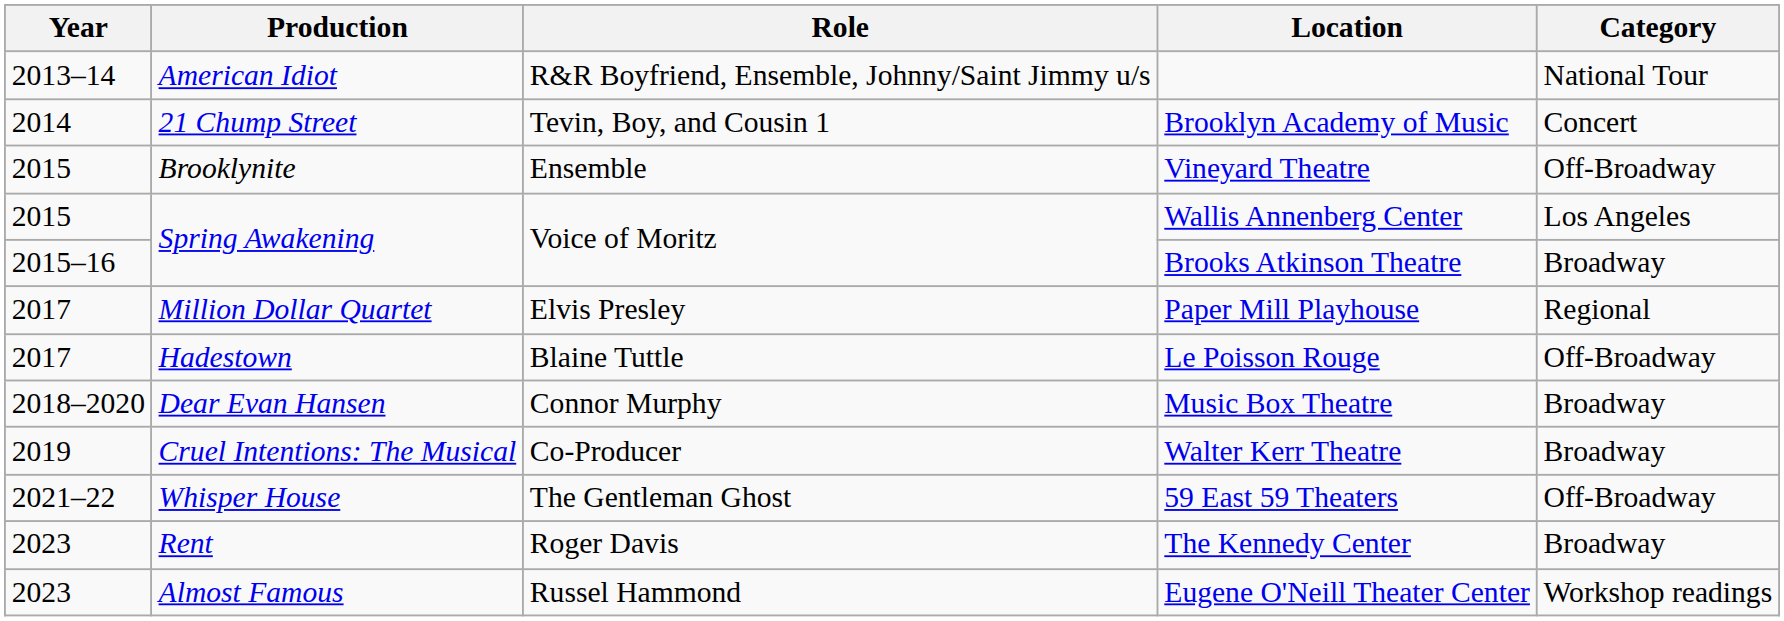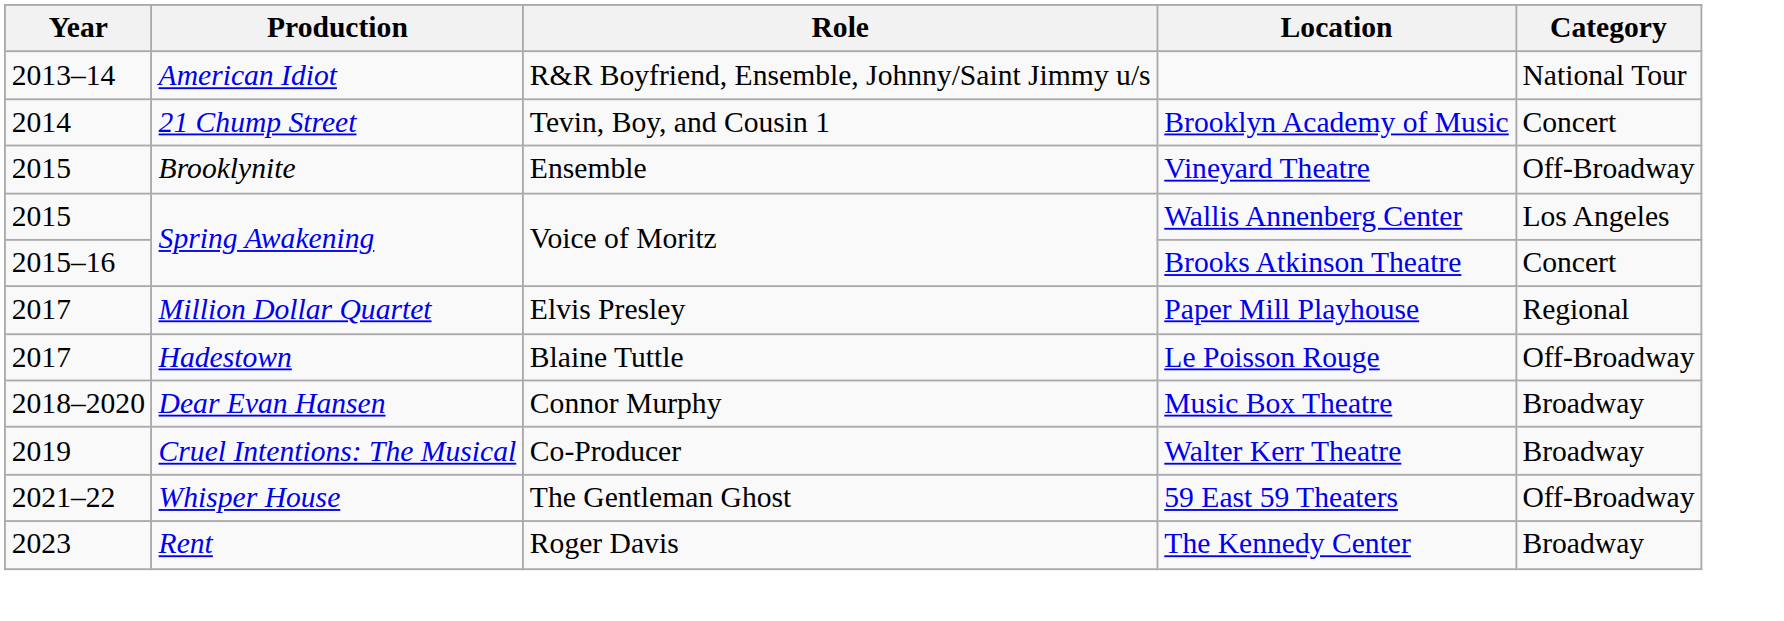(1604, 262) Broadway -> (1569, 262) Concert
- row: (1347, 591)
